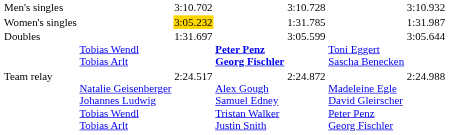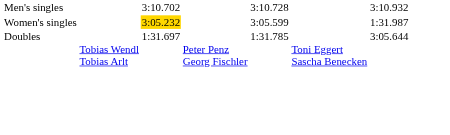(306, 22) 1:31.785 -> (269, 22) 3:05.599
(250, 55) bold -> (215, 55) normal
(306, 37) 3:05.599 -> (269, 37) 1:31.785
- row: (28, 76)
